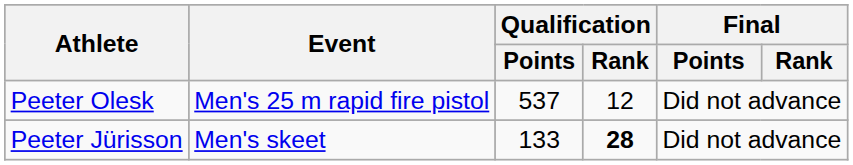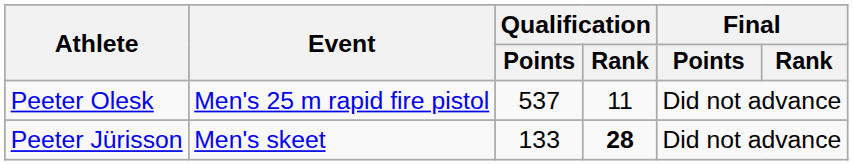(620, 101) 12 -> (620, 101) 11
